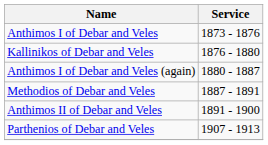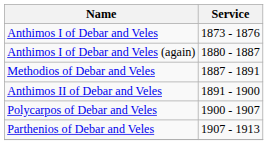- row: (80, 52)
+ row: (82, 110)
